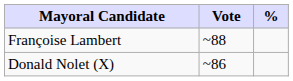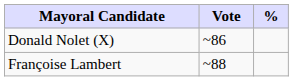rows swapped: (65, 40) <-> (61, 64)
